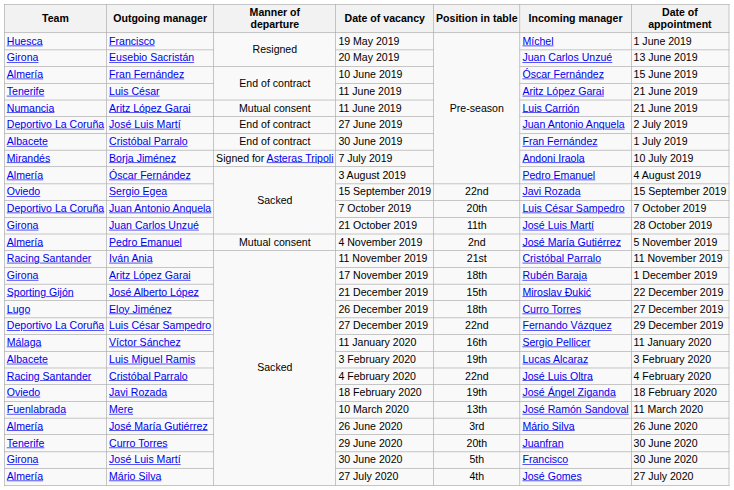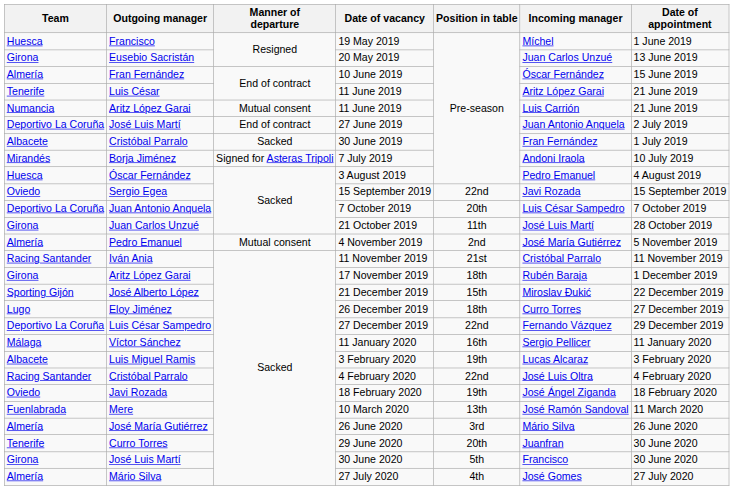(275, 141) End of contract -> (275, 141) Sacked
(25, 175) Almería -> (25, 175) Huesca
